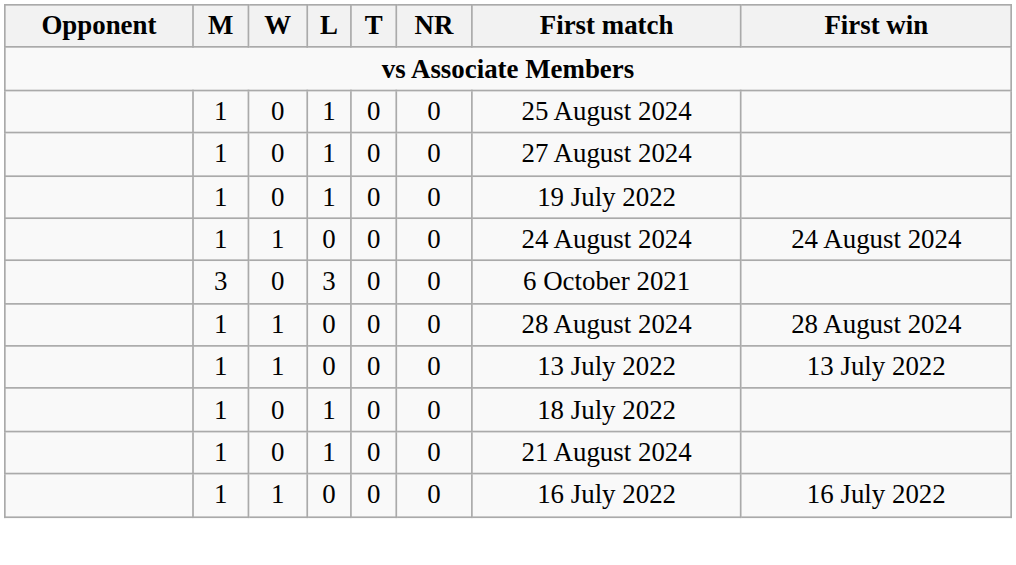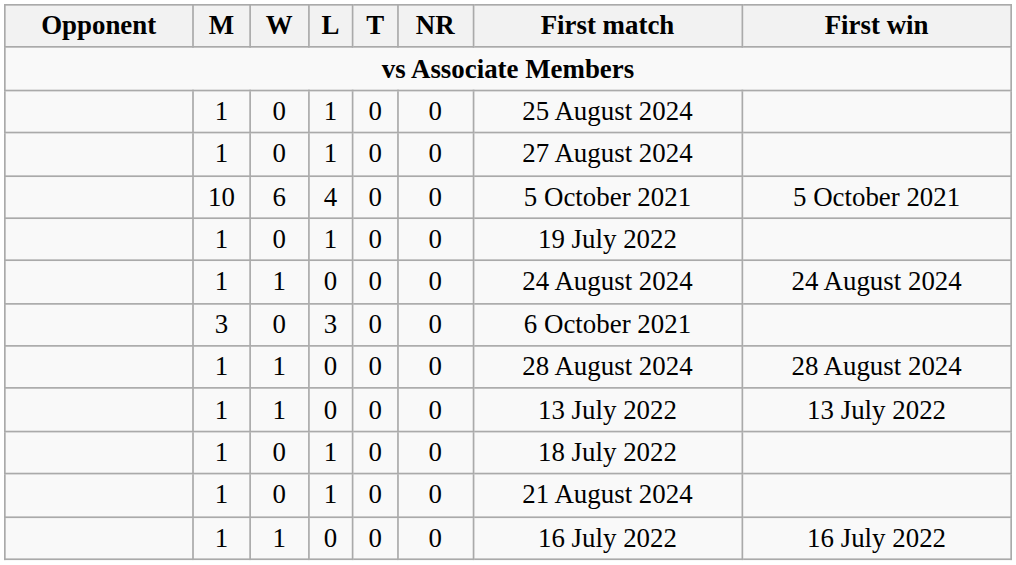+ row: (221, 196)
